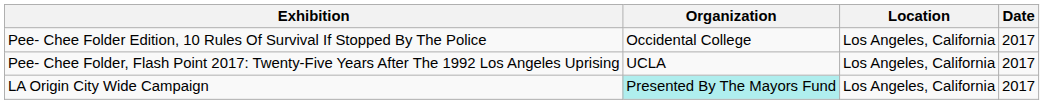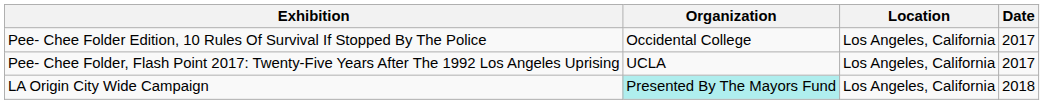(1019, 87) 2017 -> (1019, 87) 2018
